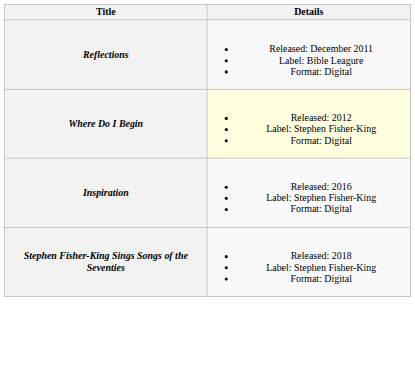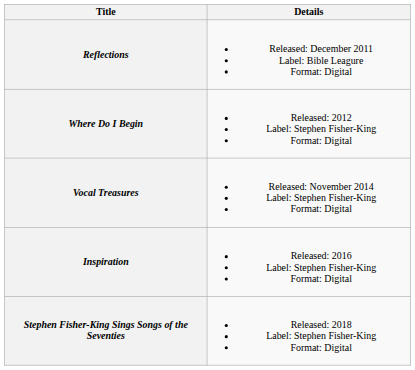(309, 129) lightyellow background -> (309, 129) no background
+ row: (106, 192)
